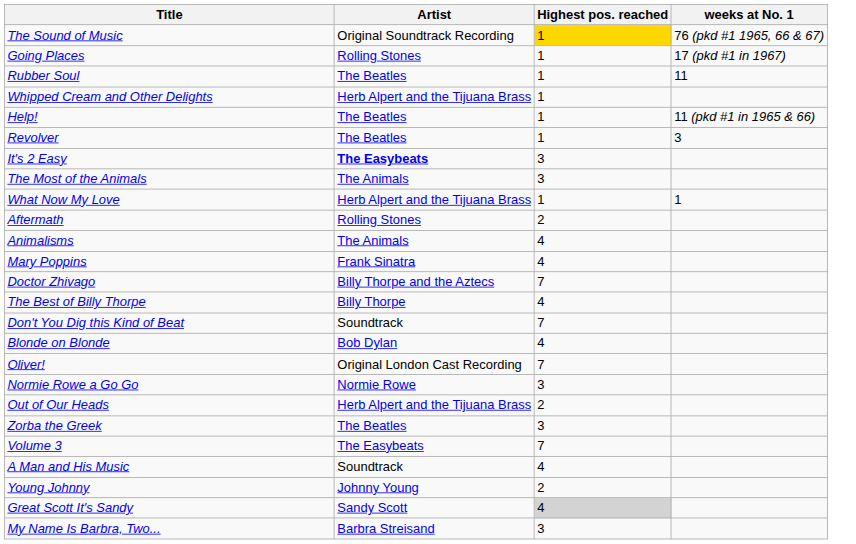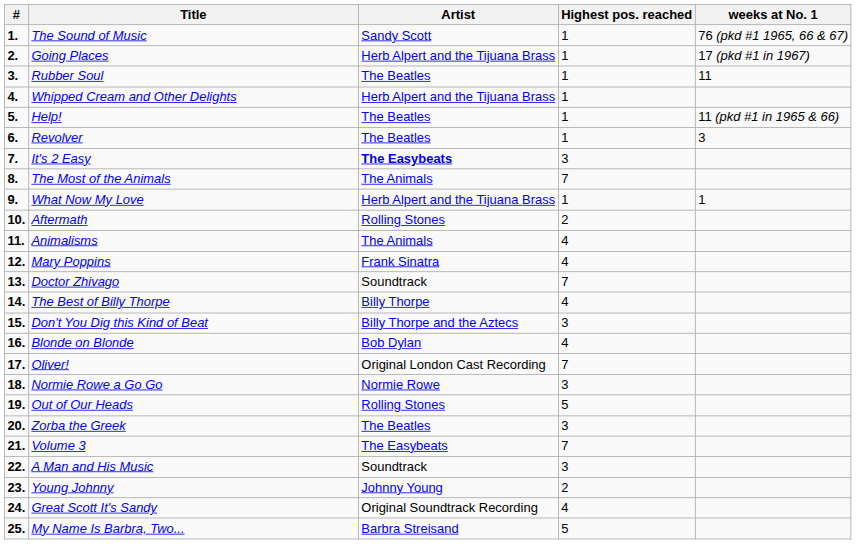+ column: (16, 14)
(426, 35) Original Soundtrack Recording -> (396, 35) Sandy Scott
(541, 35) gold background -> (565, 35) no background
(379, 55) Rolling Stones -> (458, 55) Herb Alpert and the Tijuana Brass
(541, 179) 3 -> (565, 179) 7
(416, 281) Billy Thorpe and the Aztecs -> (394, 281) Soundtrack
(370, 323) Soundtrack -> (440, 323) Billy Thorpe and the Aztecs
(541, 323) 7 -> (565, 323) 3
(434, 405) Herb Alpert and the Tijuana Brass -> (403, 405) Rolling Stones
(541, 405) 2 -> (565, 405) 5
(541, 466) 4 -> (565, 466) 3
(372, 508) Sandy Scott -> (450, 508) Original Soundtrack Recording
(541, 508) lightgrey background -> (565, 508) no background
(541, 528) 3 -> (565, 528) 5
